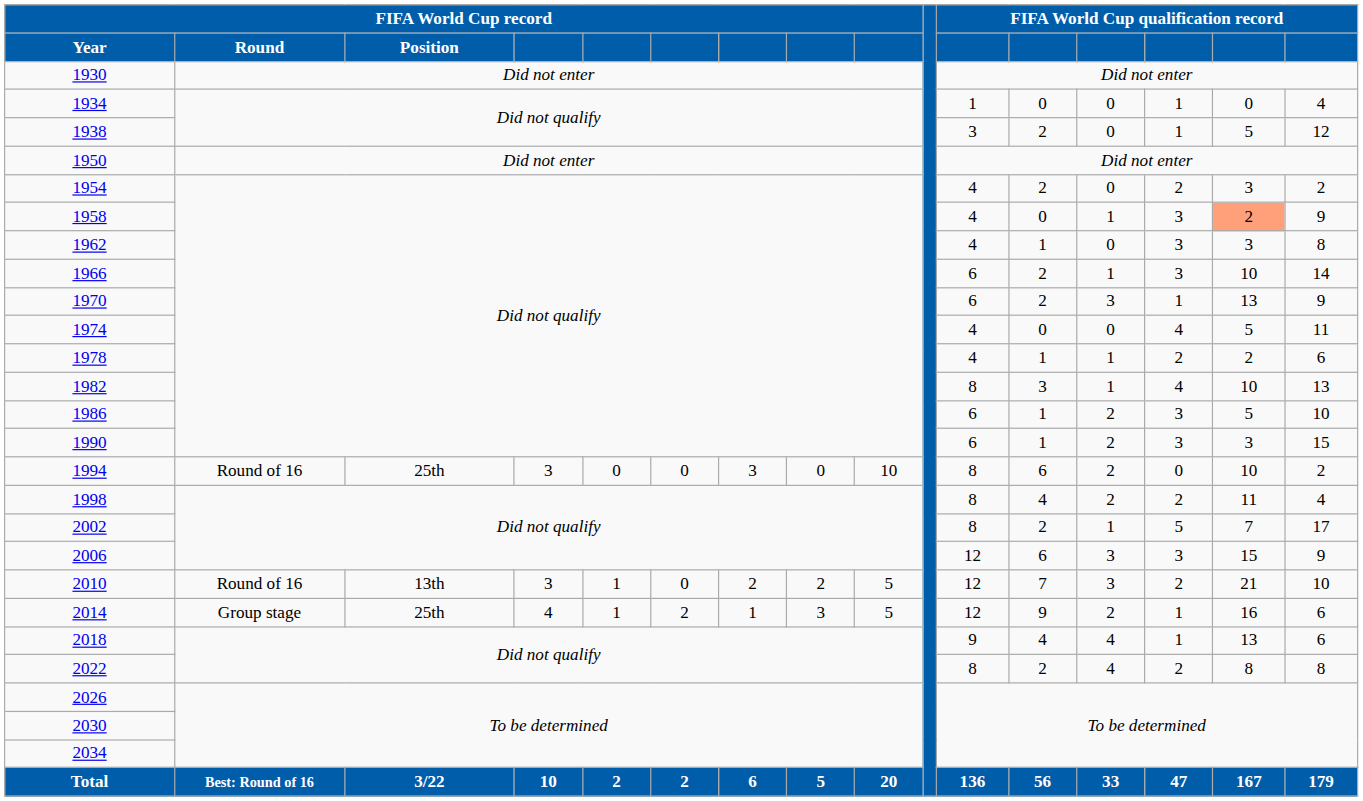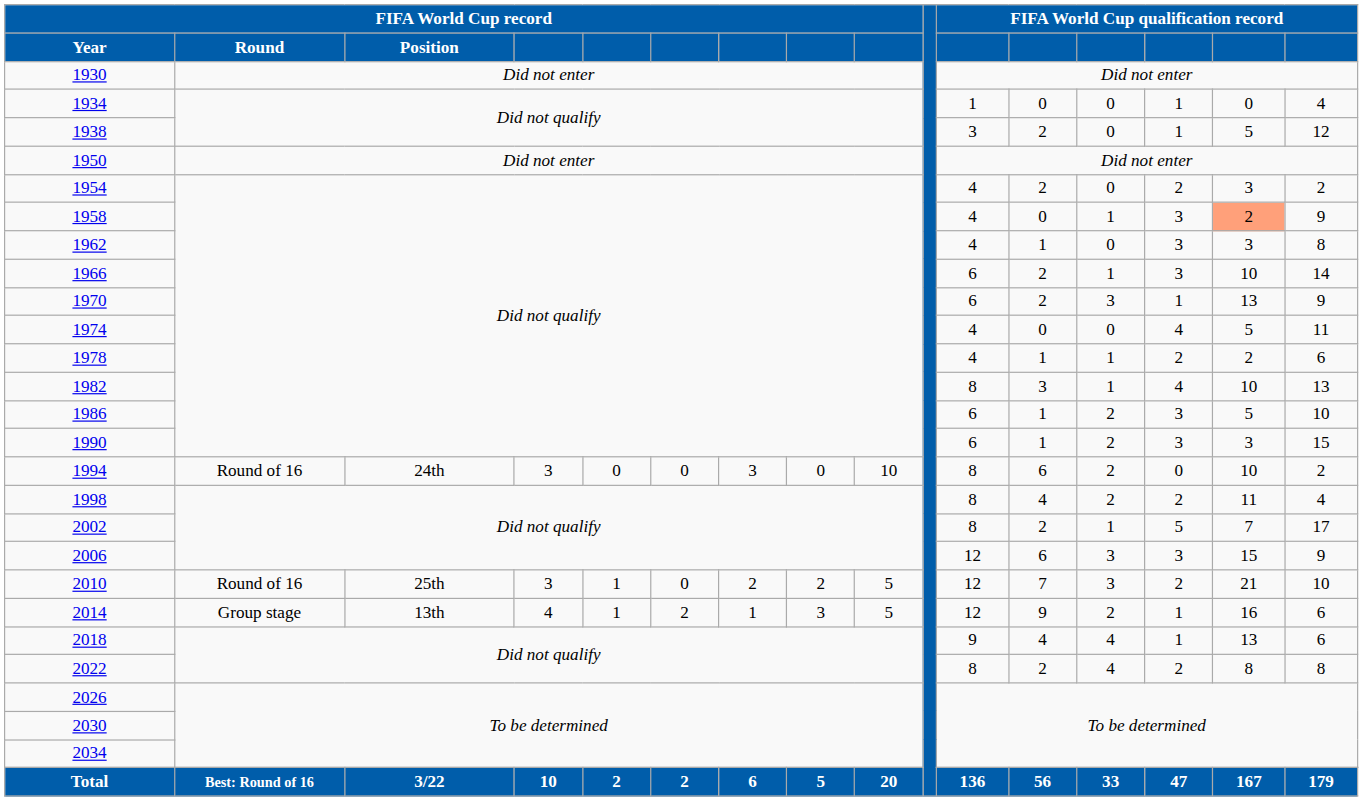(429, 471) 25th -> (429, 471) 24th
(429, 584) 13th -> (429, 584) 25th
(429, 612) 25th -> (429, 612) 13th
